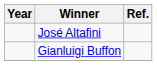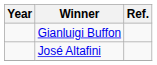rows swapped: (69, 33) <-> (79, 51)
